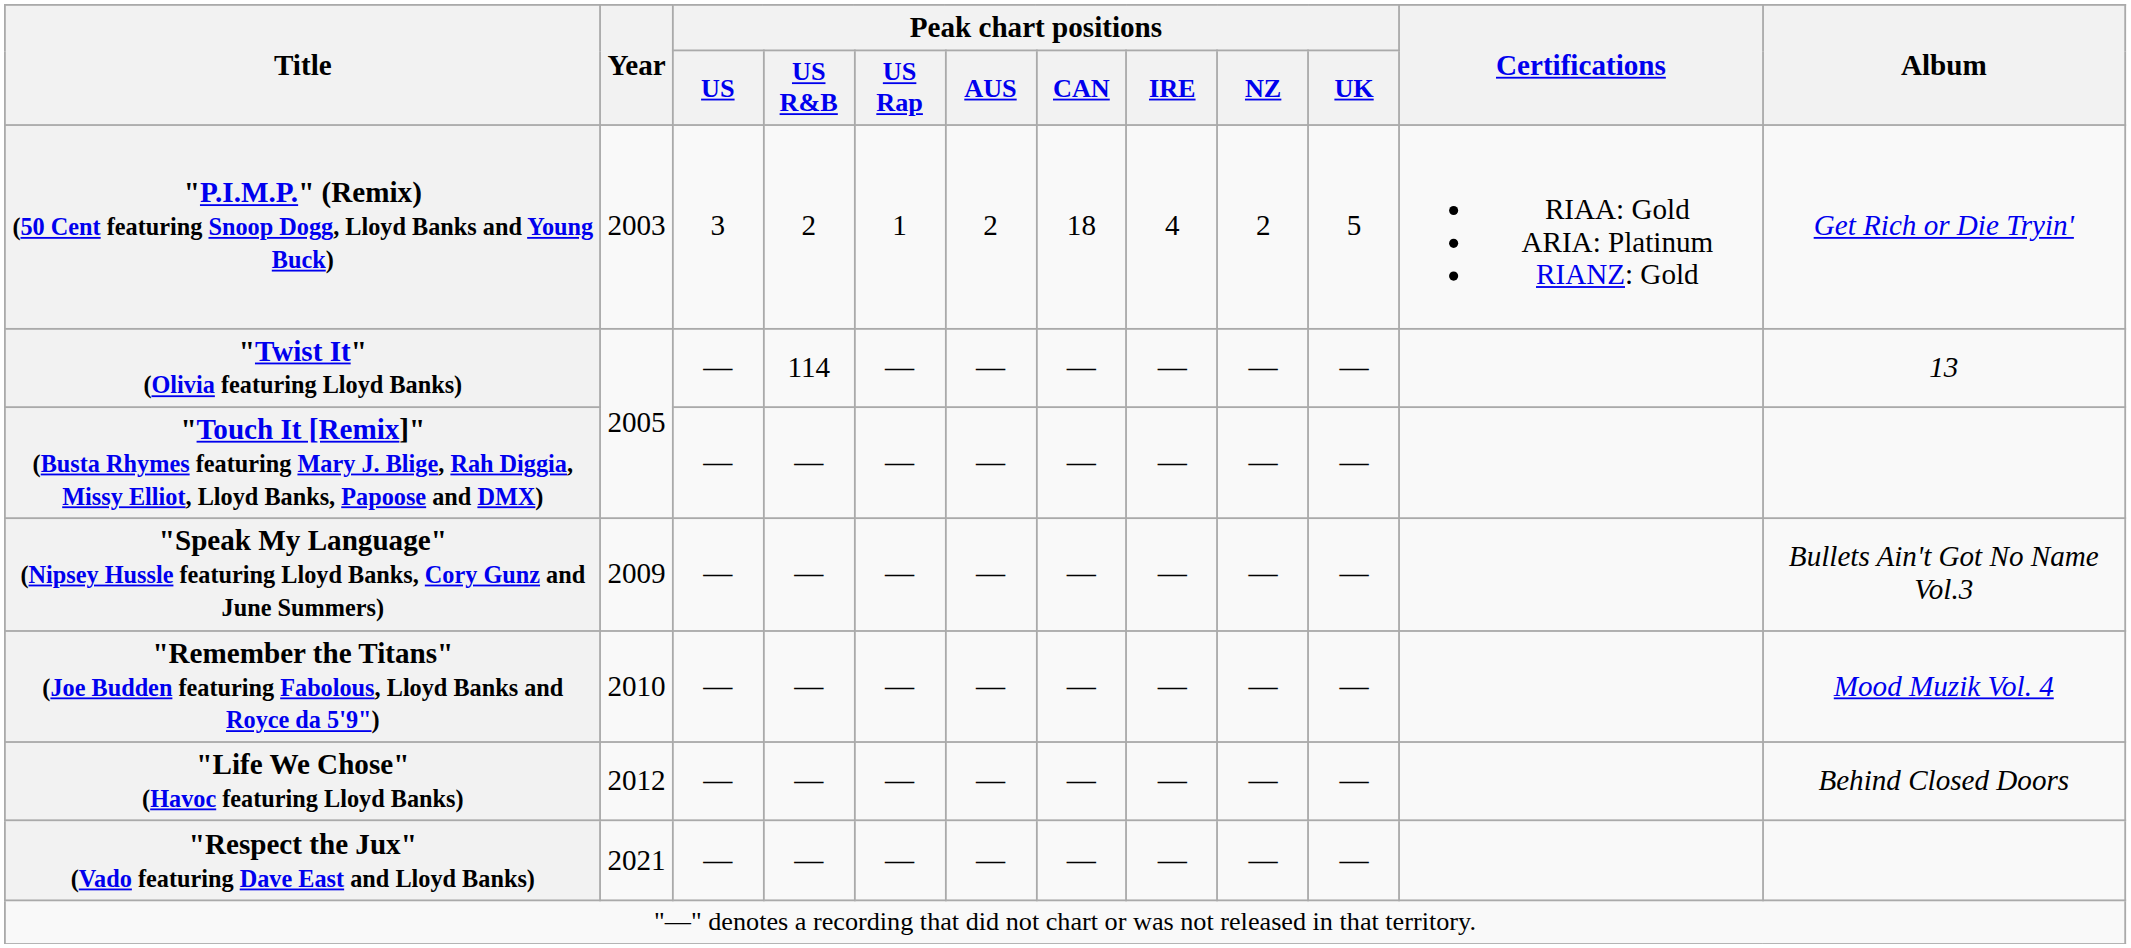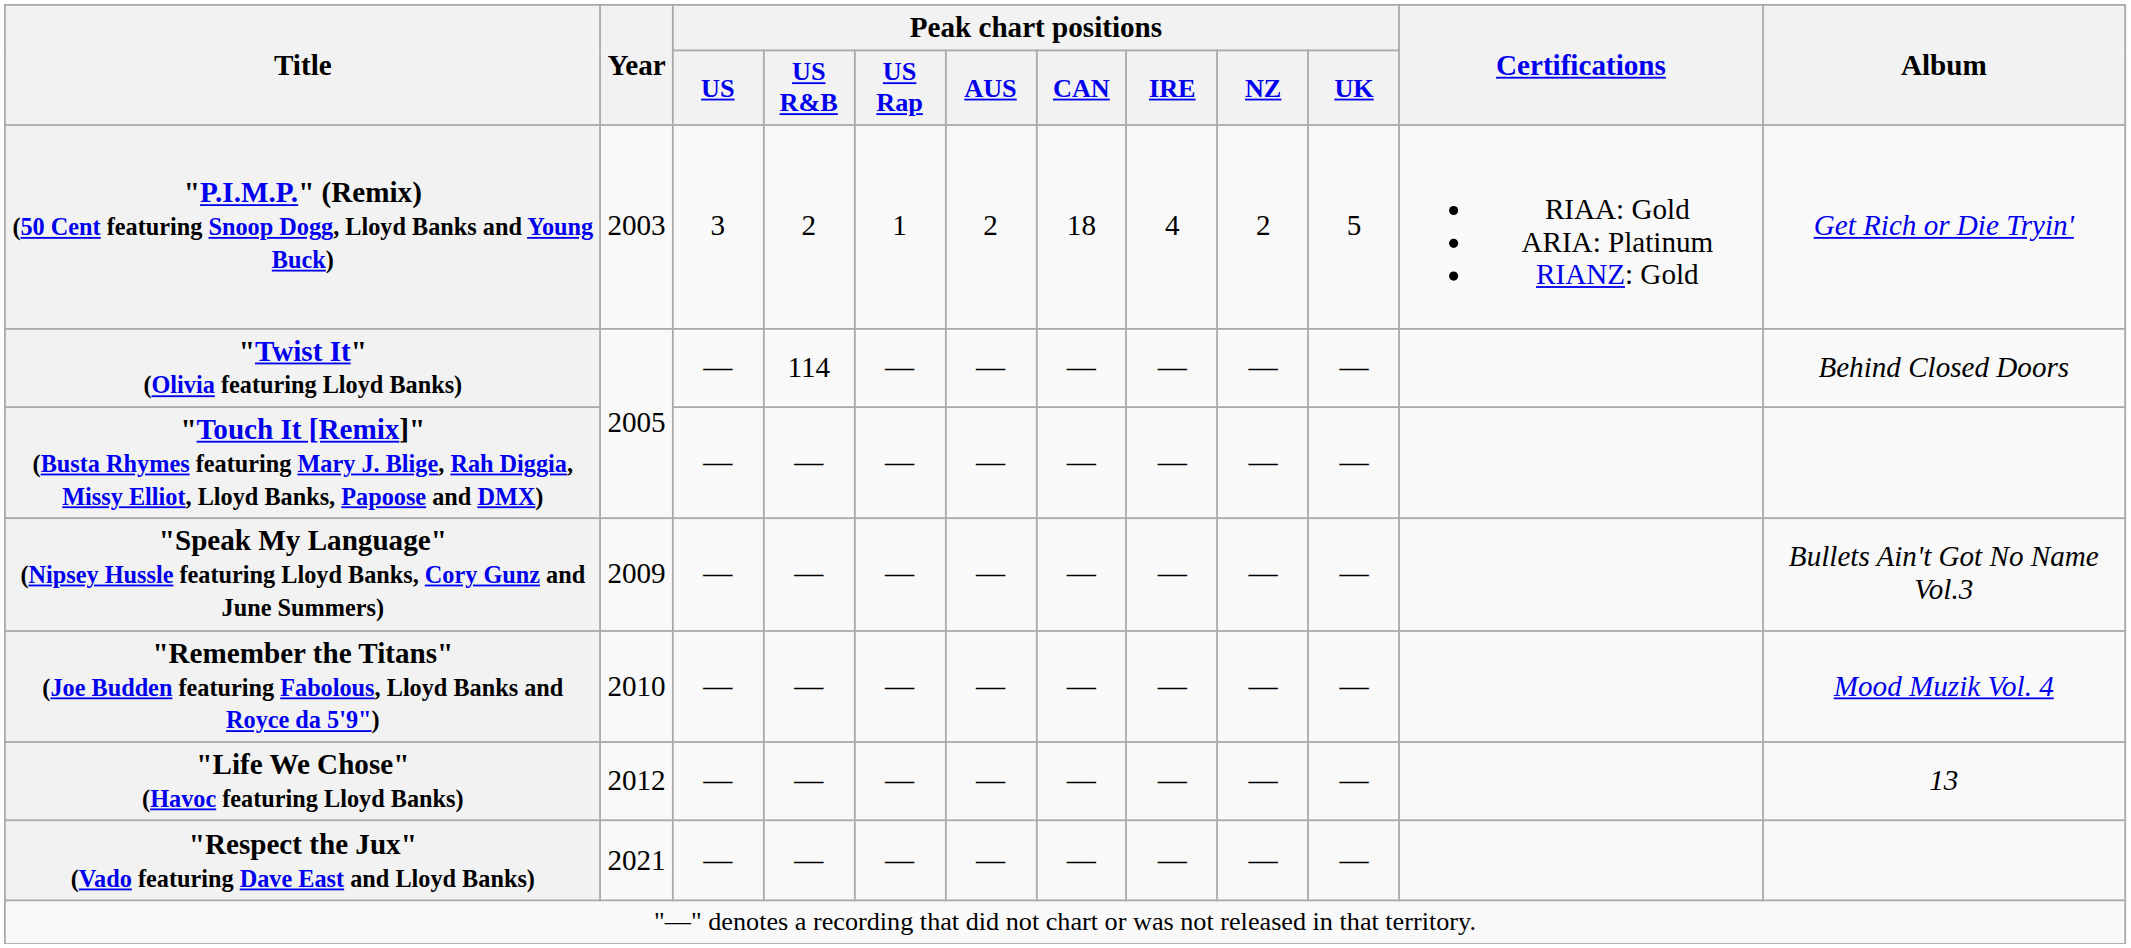(1944, 367) 13 -> (1944, 367) Behind Closed Doors
(1944, 781) Behind Closed Doors -> (1944, 781) 13
